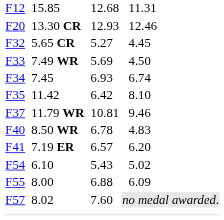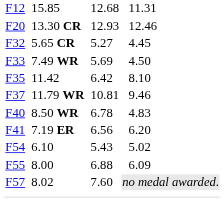- row: (15, 78)
(102, 147) 6.57 -> (102, 130) 6.56
